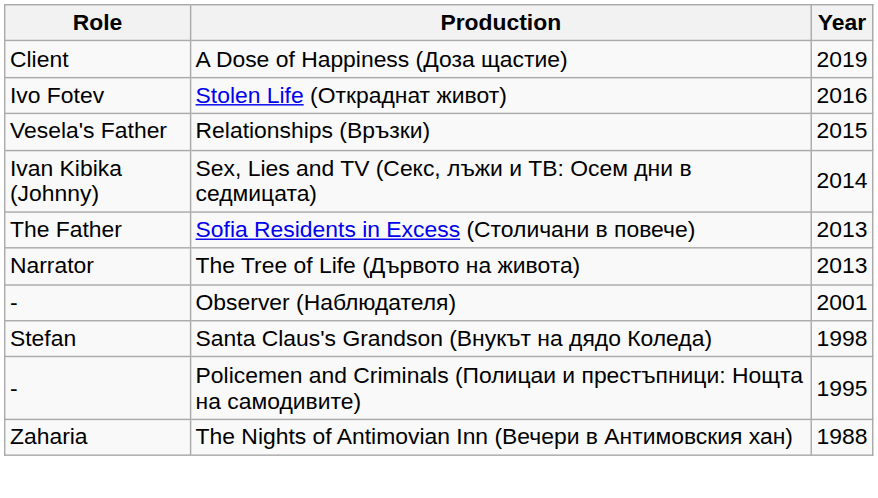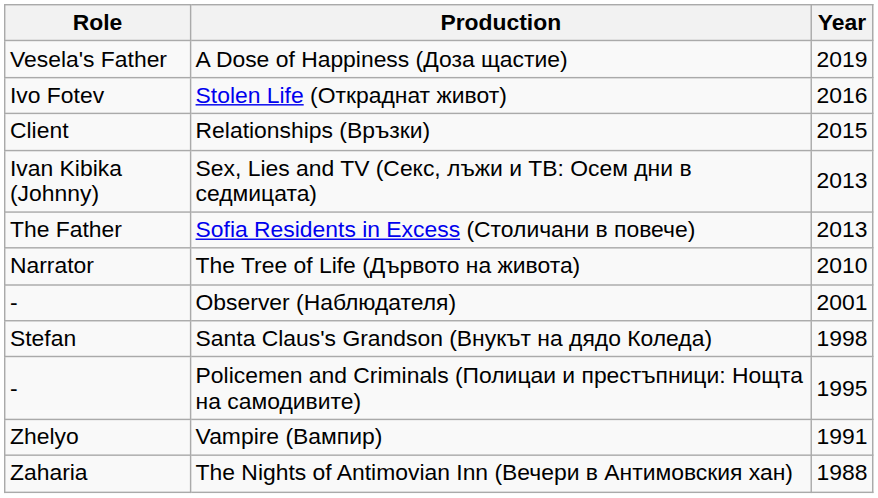(39, 58) Client -> (88, 58) Vesela's Father
(88, 131) Vesela's Father -> (39, 131) Client
(842, 180) 2014 -> (842, 180) 2013
(842, 266) 2013 -> (842, 266) 2010
+ row: (289, 436)
